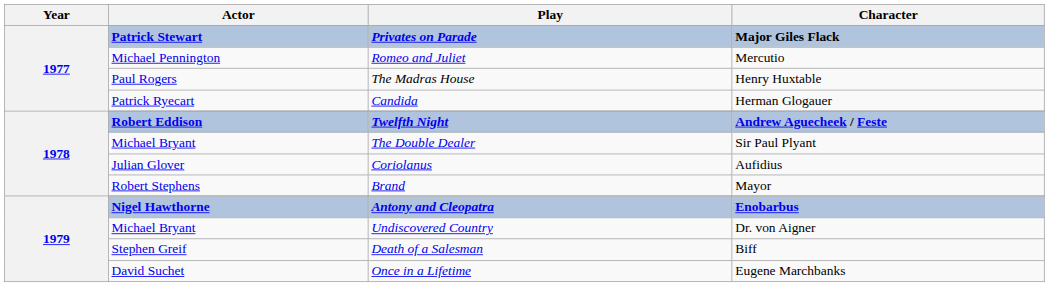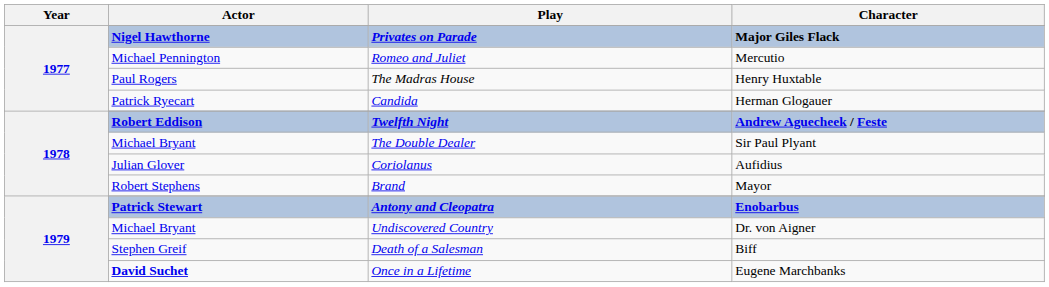(157, 36) Patrick Stewart -> (161, 36) Nigel Hawthorne
(161, 206) Nigel Hawthorne -> (157, 206) Patrick Stewart
(148, 270) normal -> (150, 270) bold
